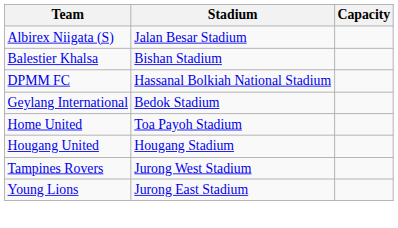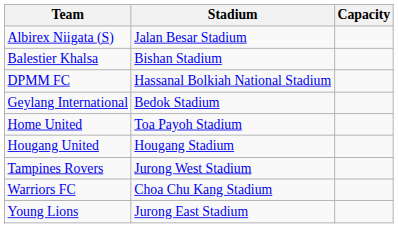+ row: (42, 189)
